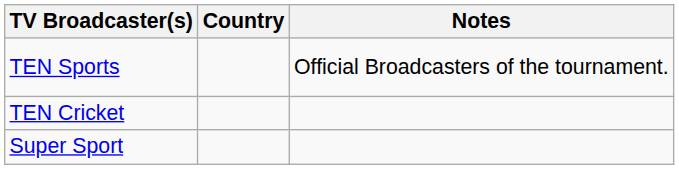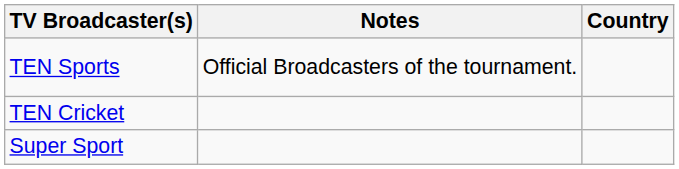columns swapped: (243, 21) <-> (481, 21)
